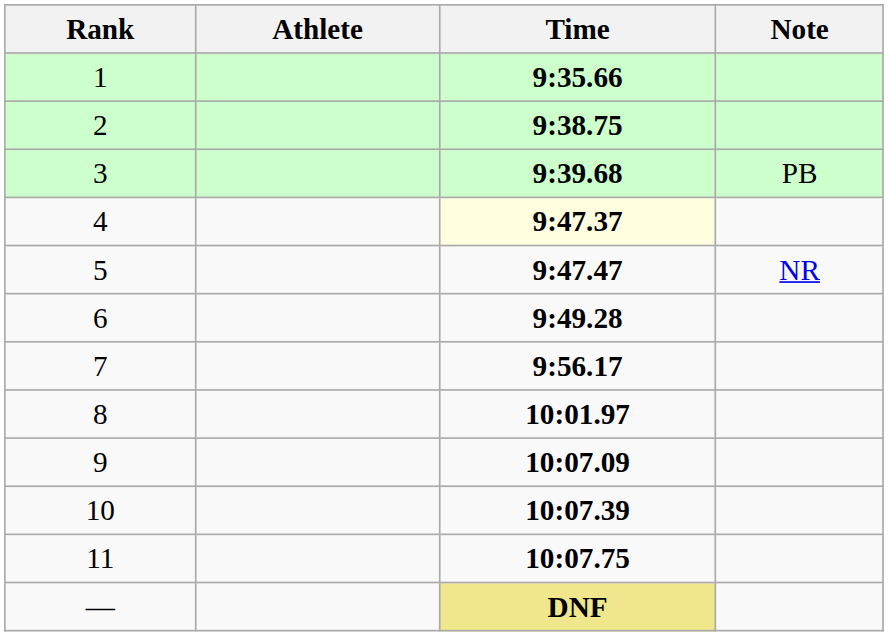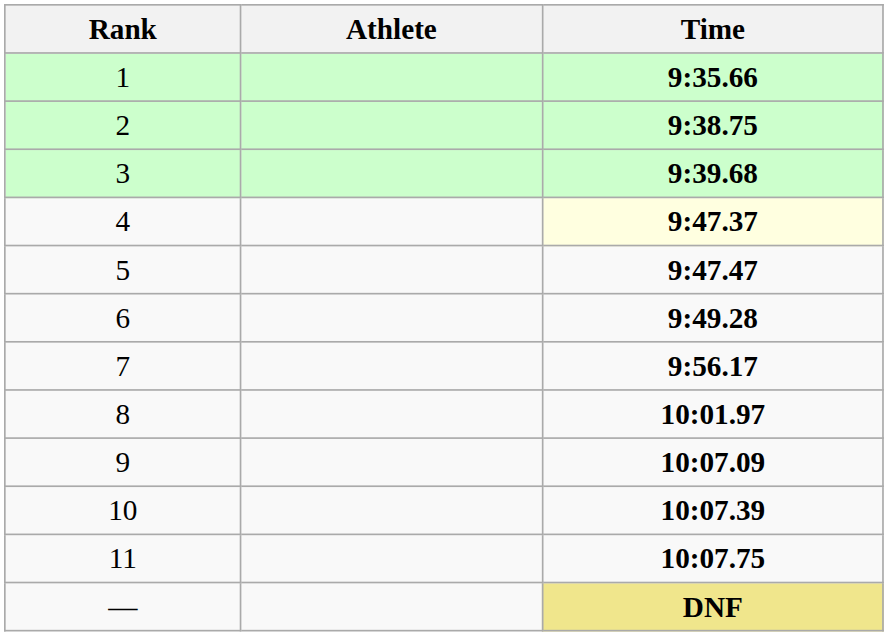- column: (800, 28)
